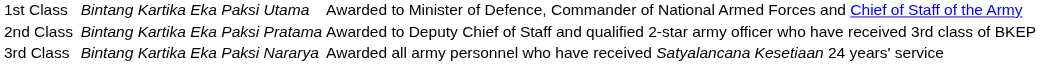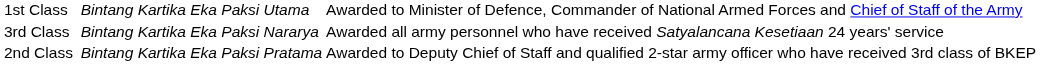rows swapped: (38, 31) <-> (37, 53)
